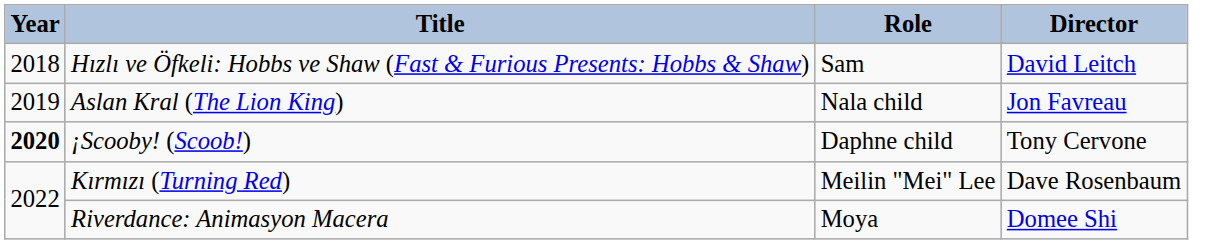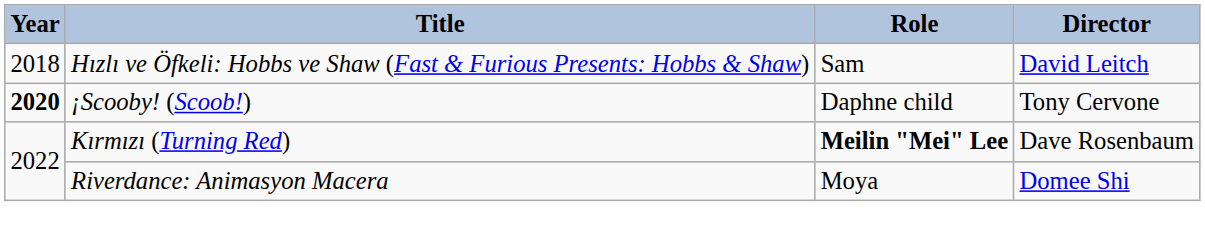- row: (207, 102)
(908, 180) normal -> (914, 141) bold
